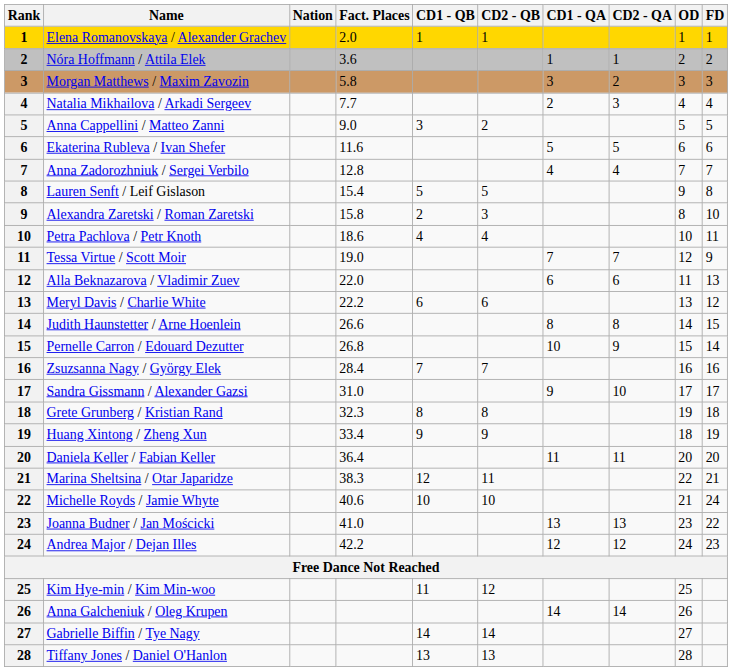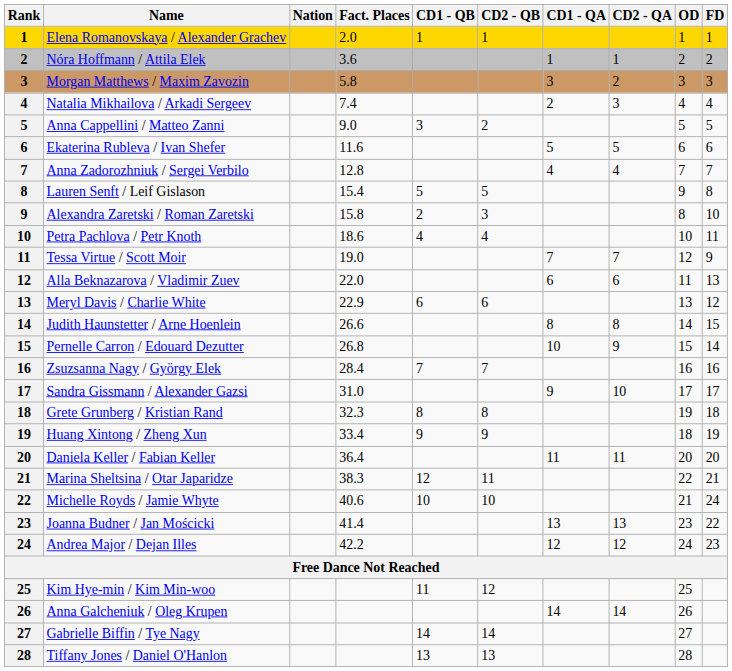(348, 103) 7.7 -> (348, 103) 7.4
(351, 302) 22.2 -> (351, 302) 22.9
(351, 523) 41.0 -> (351, 523) 41.4
